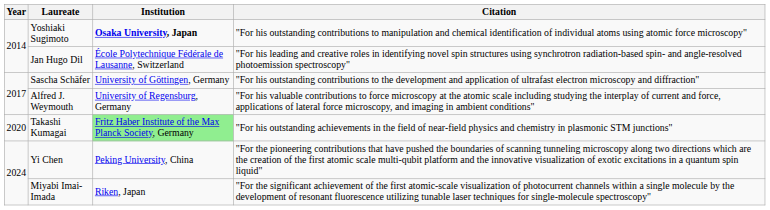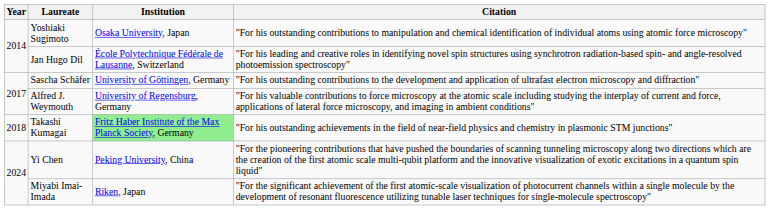(146, 33) bold -> (142, 33) normal
(16, 128) 2020 -> (16, 128) 2018
